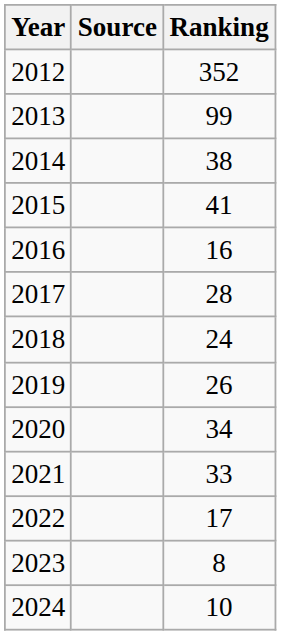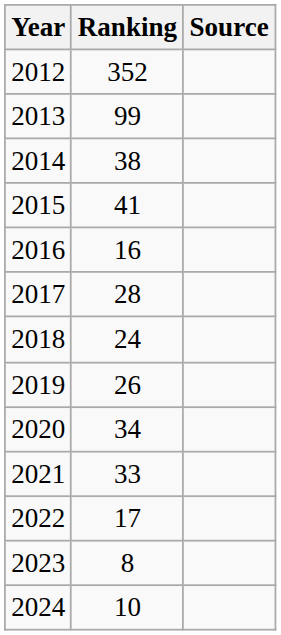columns swapped: (219, 26) <-> (117, 26)
